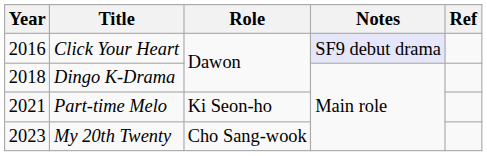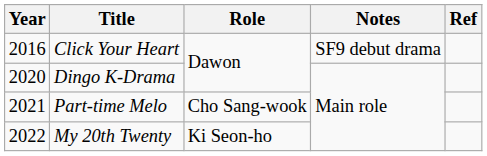(378, 48) lavender background -> (378, 48) no background
(27, 77) 2018 -> (27, 77) 2020
(230, 106) Ki Seon-ho -> (247, 106) Cho Sang-wook
(27, 135) 2023 -> (27, 135) 2022
(247, 135) Cho Sang-wook -> (230, 135) Ki Seon-ho
